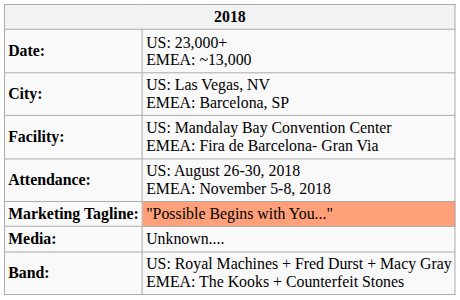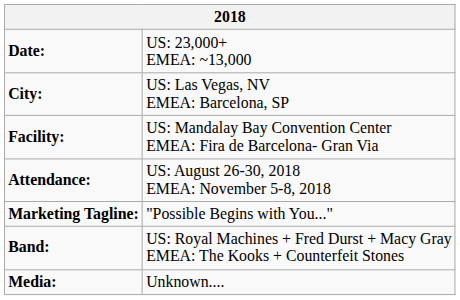(240, 213) lightsalmon background -> (240, 213) no background
rows swapped: (29, 273) <-> (32, 239)
